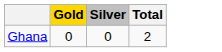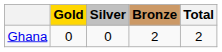+ column: (155, 15)
